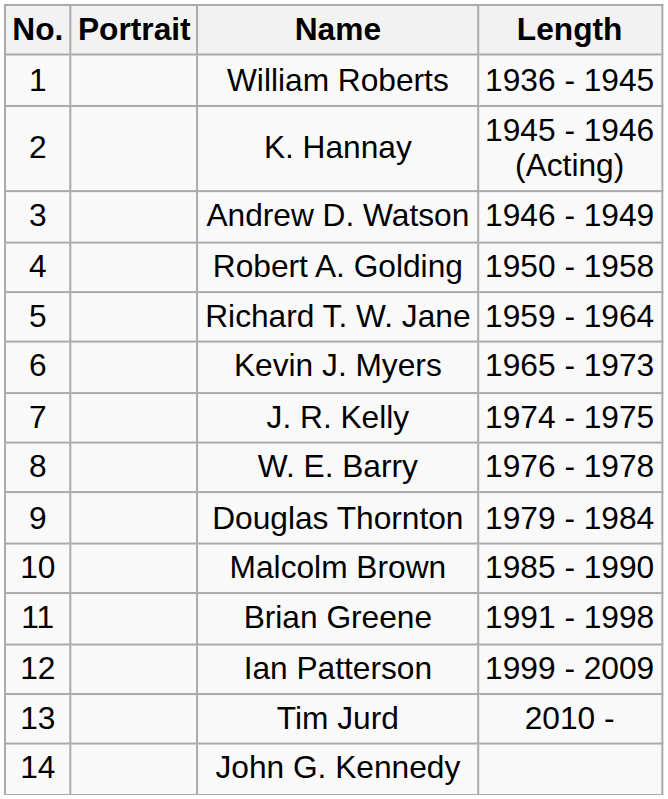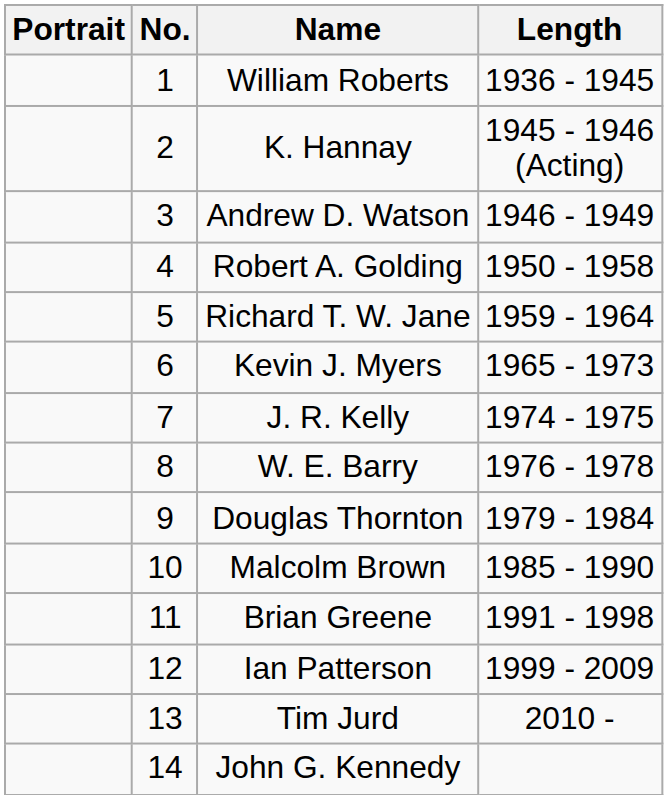columns swapped: (38, 29) <-> (134, 29)
